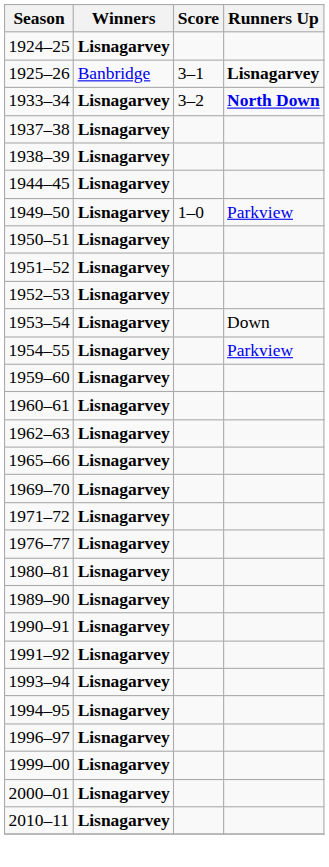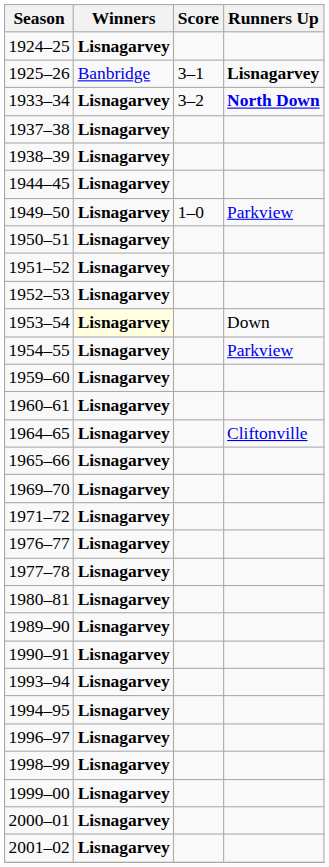(124, 322) no background -> (124, 322) lightyellow background
- row: (39, 433)
+ row: (39, 433)
+ row: (39, 571)
- row: (39, 654)
+ row: (39, 765)
+ row: (39, 848)
- row: (39, 820)
